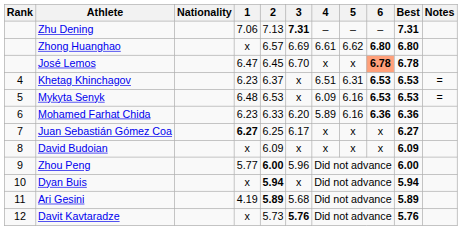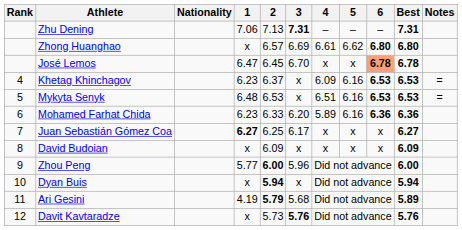(325, 81) 6.51 -> (325, 81) 6.09
(353, 81) 6.31 -> (353, 81) 6.16
(325, 98) 6.09 -> (325, 98) 6.51
(273, 200) 5.89 -> (273, 200) 5.79
